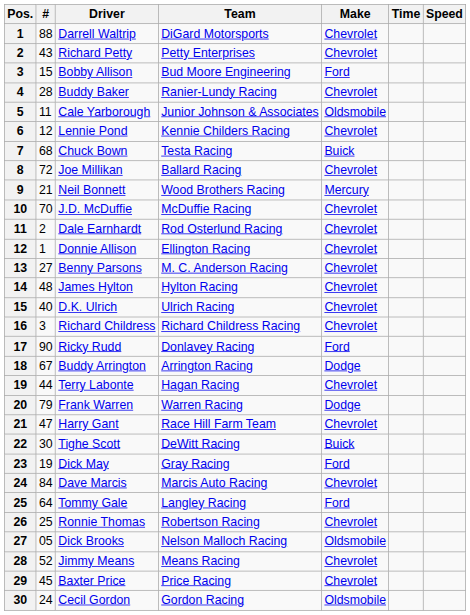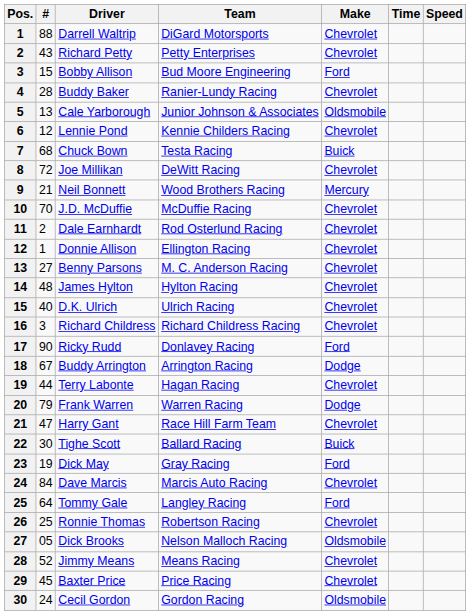(45, 111) 11 -> (46, 111) 13
(201, 170) Ballard Racing -> (201, 170) DeWitt Racing
(201, 444) DeWitt Racing -> (201, 444) Ballard Racing
